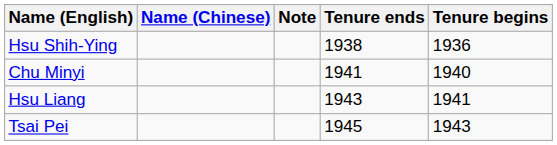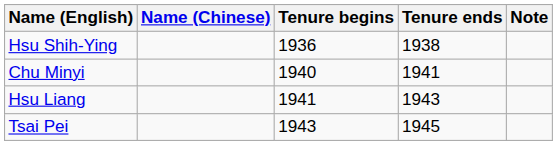columns swapped: (491, 18) <-> (297, 18)
